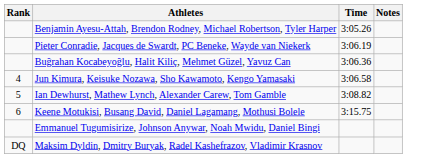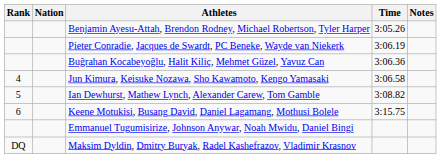+ column: (49, 12)
